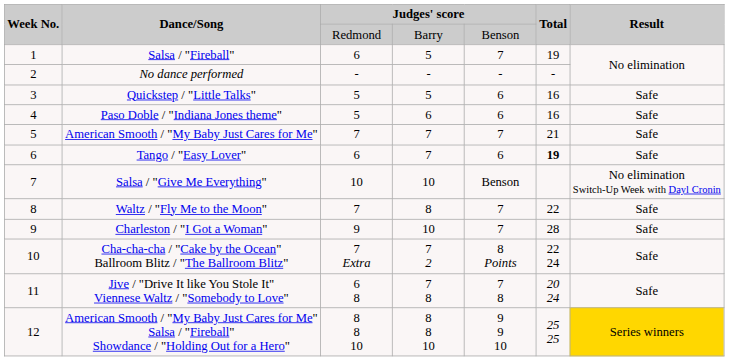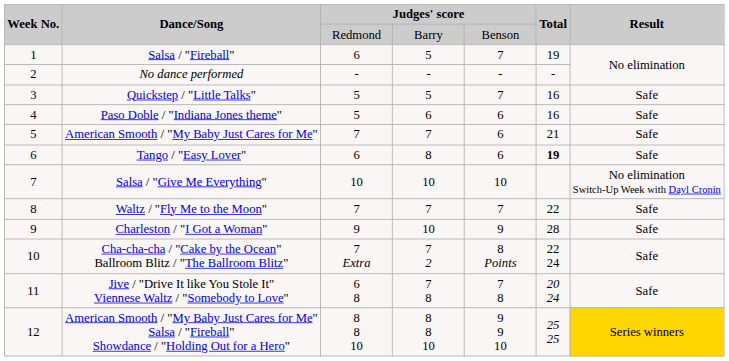(500, 94) 6 -> (500, 94) 7
(500, 134) 7 -> (500, 134) 6
(428, 154) 7 -> (428, 154) 8
(500, 182) Benson -> (500, 182) 10
(428, 209) 8 -> (428, 209) 7
(500, 229) 7 -> (500, 229) 9
